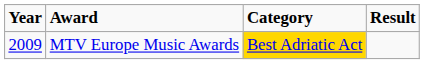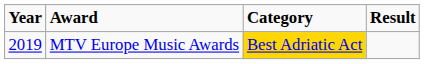(25, 44) 2009 -> (25, 44) 2019
